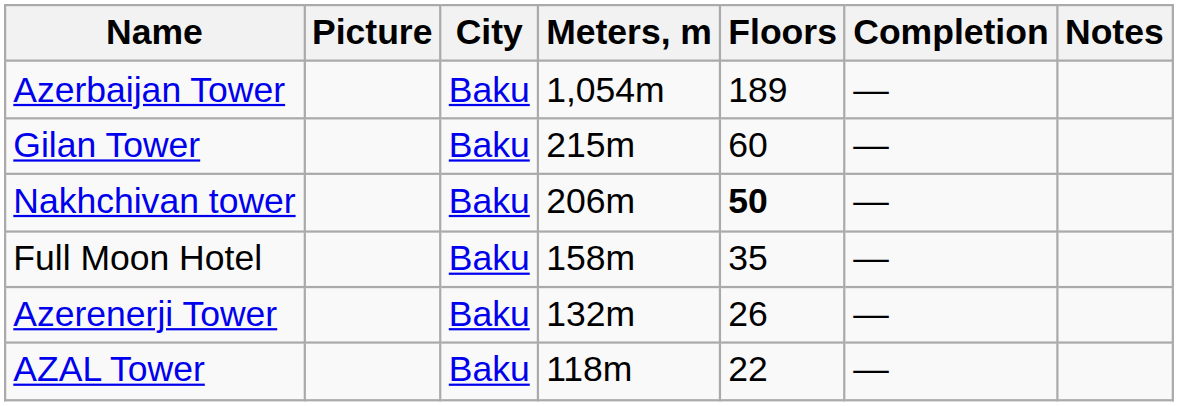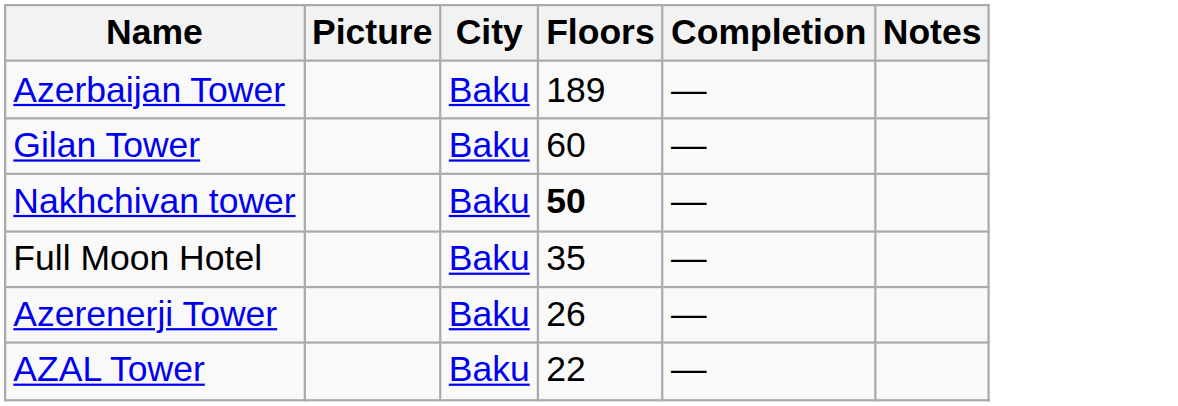- column: (629, 32)
